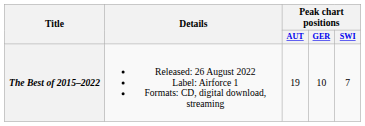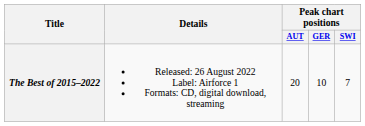(295, 82) 19 -> (295, 82) 20
